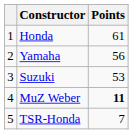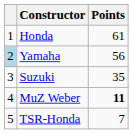(10, 56) no background -> (10, 56) lightblue background
(119, 77) 53 -> (119, 77) 35
